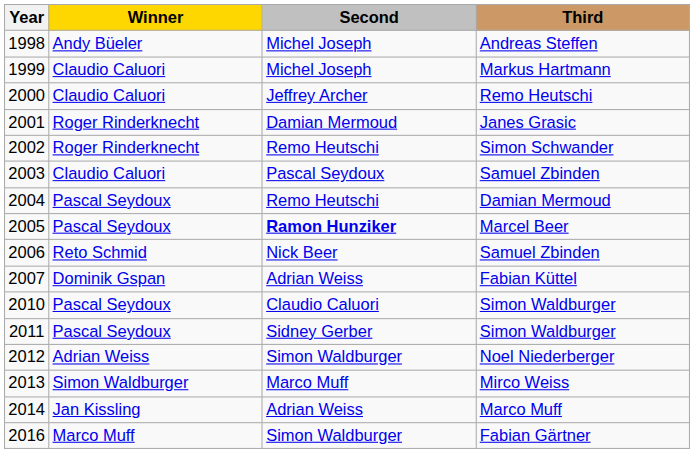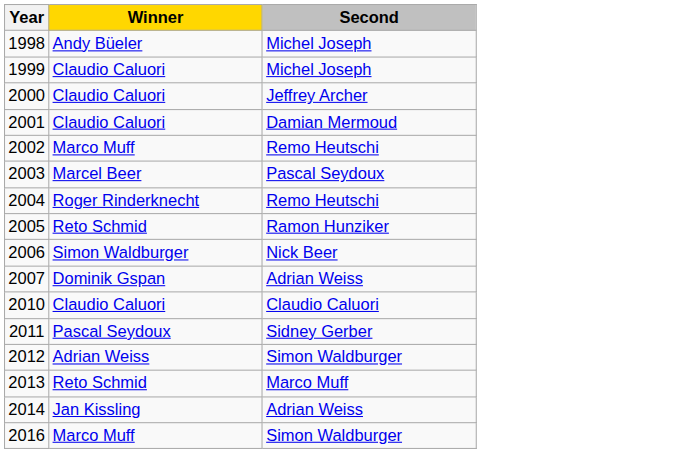- column: (583, 17)
(126, 122) Roger Rinderknecht -> (109, 122) Claudio Caluori
(126, 148) Roger Rinderknecht -> (94, 148) Marco Muff
(109, 174) Claudio Caluori -> (97, 174) Marcel Beer
(112, 200) Pascal Seydoux -> (126, 200) Roger Rinderknecht
(112, 226) Pascal Seydoux -> (100, 226) Reto Schmid
(331, 226) bold -> (328, 226) normal
(100, 252) Reto Schmid -> (121, 252) Simon Waldburger
(112, 305) Pascal Seydoux -> (109, 305) Claudio Caluori
(121, 383) Simon Waldburger -> (100, 383) Reto Schmid
